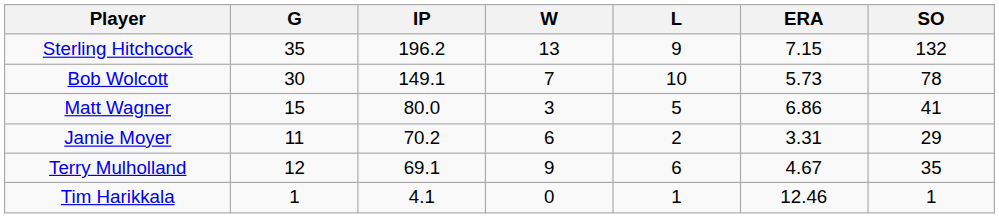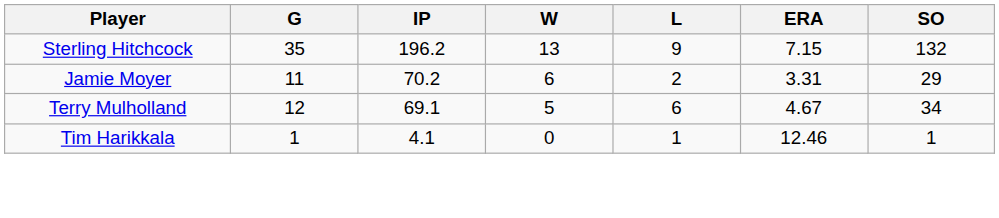- row: (118, 78)
- row: (118, 108)
(549, 167) 9 -> (549, 108) 5
(931, 167) 35 -> (931, 108) 34
